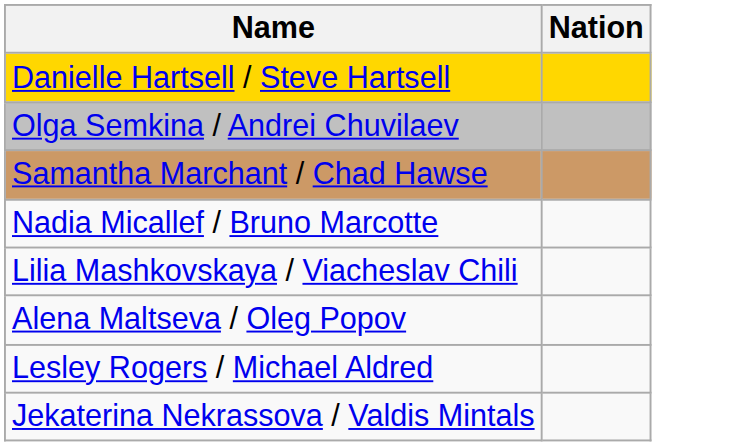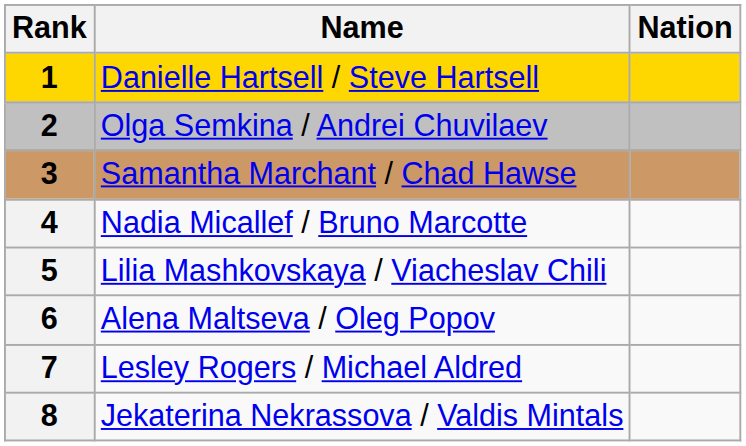+ column: (49, 28)
